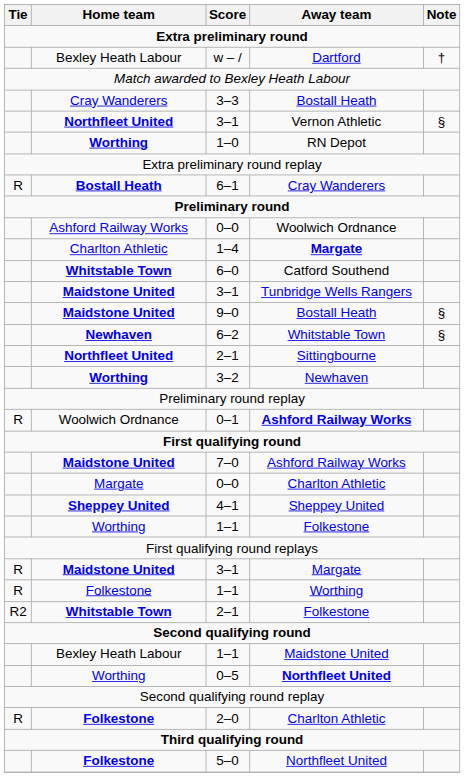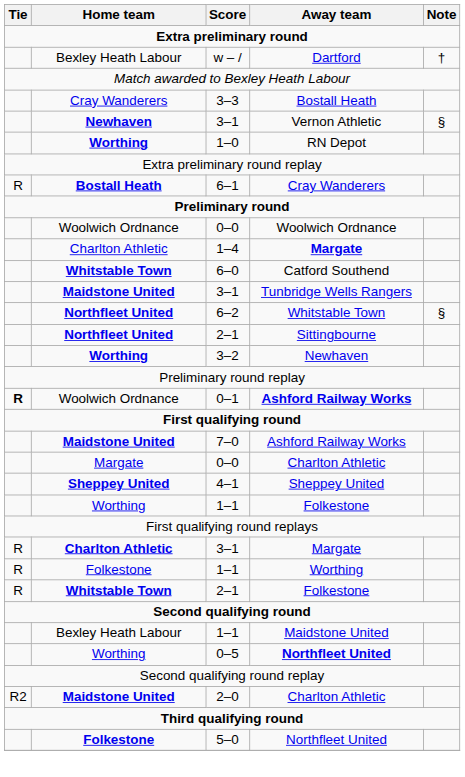(119, 121) Northfleet United -> (119, 121) Newhaven
(119, 228) Ashford Railway Works -> (119, 228) Woolwich Ordnance
- row: (228, 313)
(119, 334) Newhaven -> (119, 313) Northfleet United
(18, 420) normal -> (18, 398) bold
(119, 569) Maidstone United -> (119, 548) Charlton Athletic
(18, 611) R2 -> (18, 590) R
(18, 718) R -> (18, 697) R2
(119, 718) Folkestone -> (119, 697) Maidstone United
